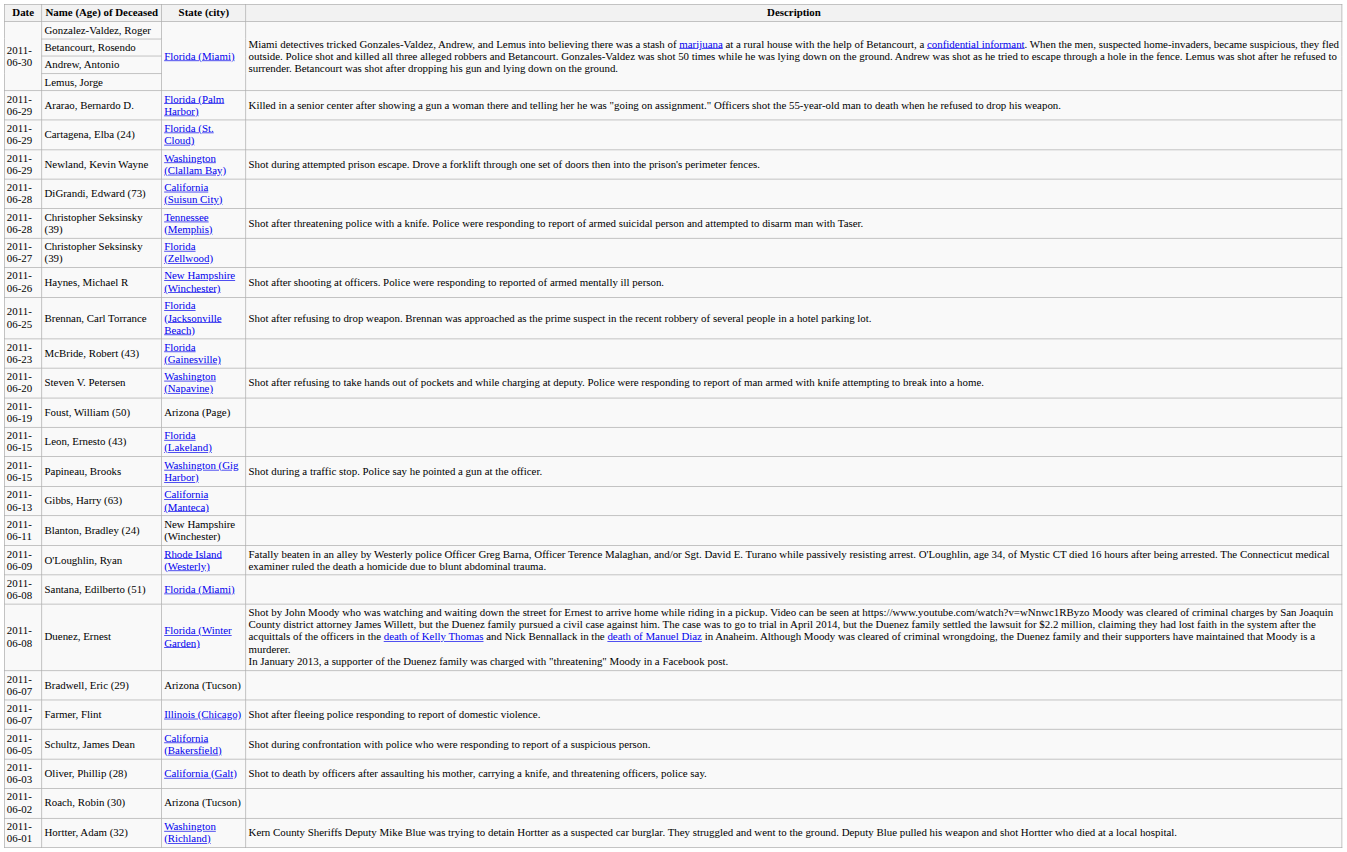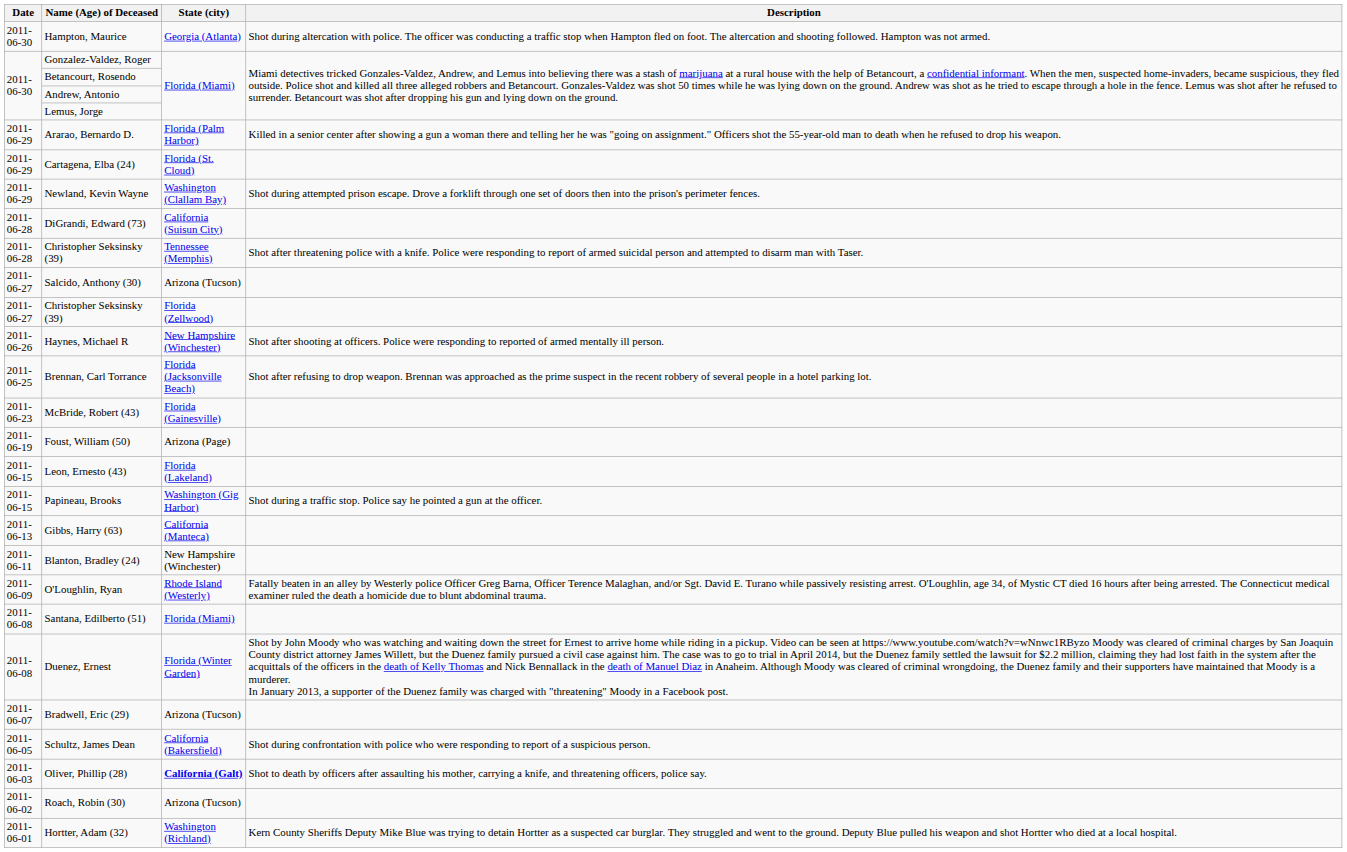+ row: (20, 36)
+ row: (20, 282)
- row: (20, 383)
- row: (20, 714)
(201, 773) normal -> (203, 773) bold
